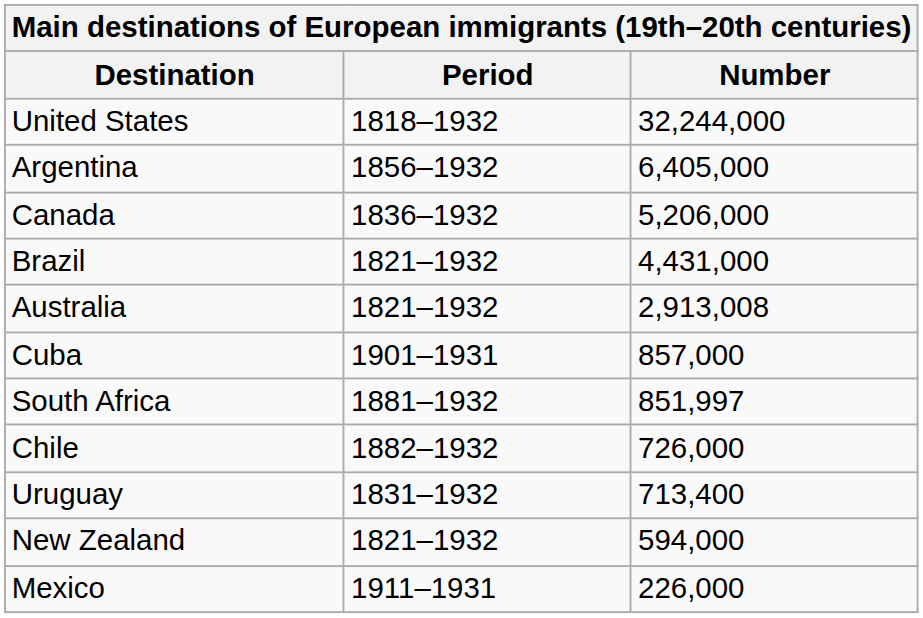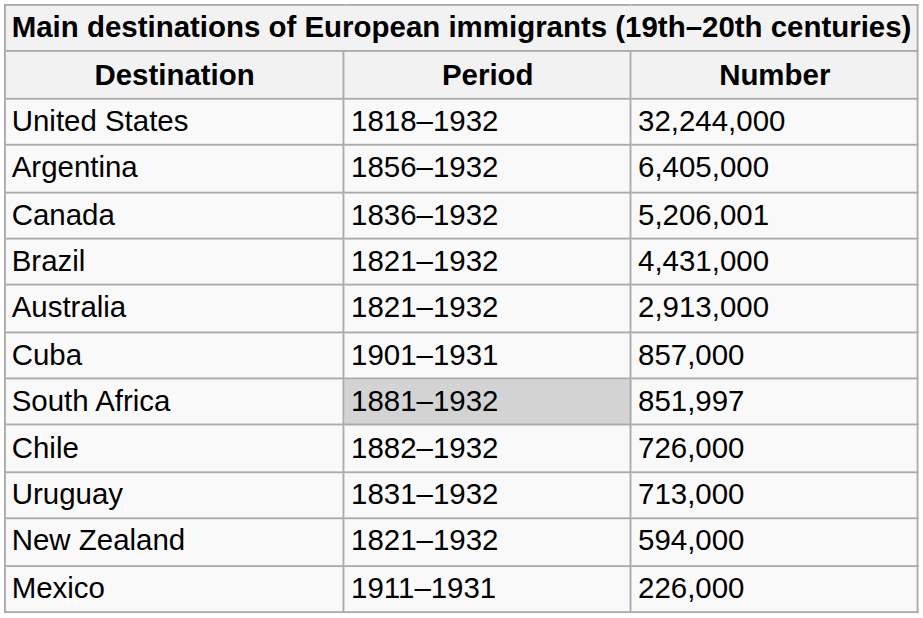(704, 214) 5,206,000 -> (704, 214) 5,206,001
(704, 307) 2,913,008 -> (704, 307) 2,913,000
(425, 401) no background -> (425, 401) lightgrey background
(691, 494) 713,400 -> (691, 494) 713,000
